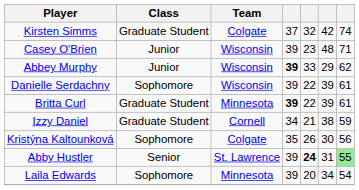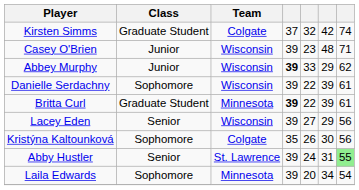- row: (60, 121)
+ row: (60, 121)
(310, 157) bold -> (310, 157) normal
